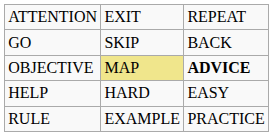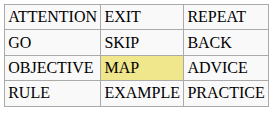(219, 67) bold -> (218, 67) normal
- row: (28, 93)
